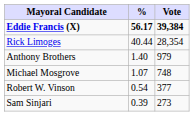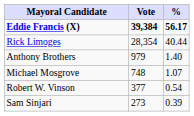columns swapped: (172, 12) <-> (142, 12)
